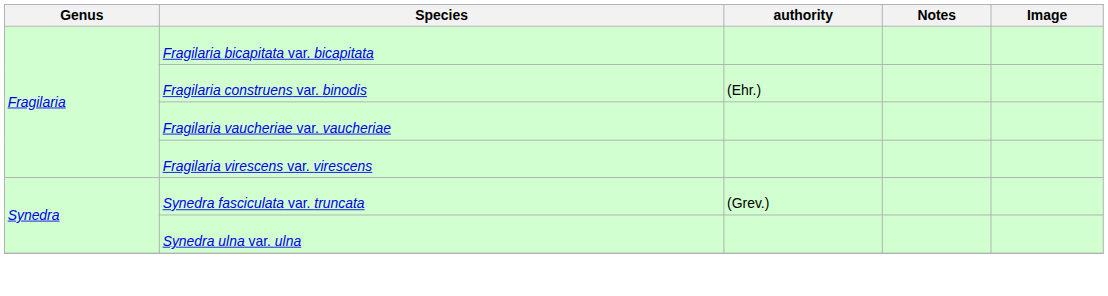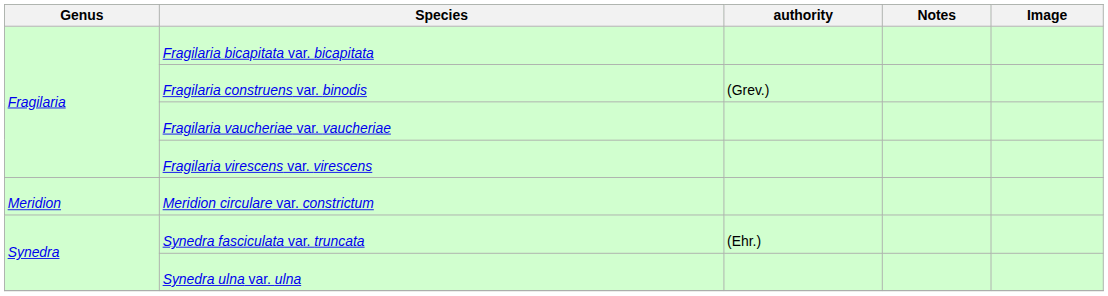(744, 91) (Ehr.) -> (748, 91) (Grev.)
+ row: (268, 204)
(748, 204) (Grev.) -> (744, 241) (Ehr.)
